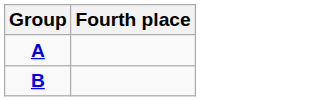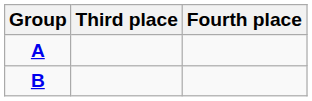+ column: (127, 19)
